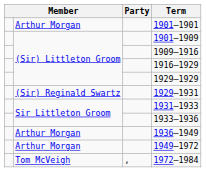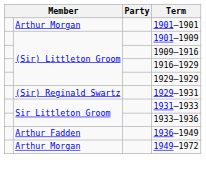(48, 133) Arthur Morgan -> (48, 133) Arthur Fadden
- row: (176, 160)
